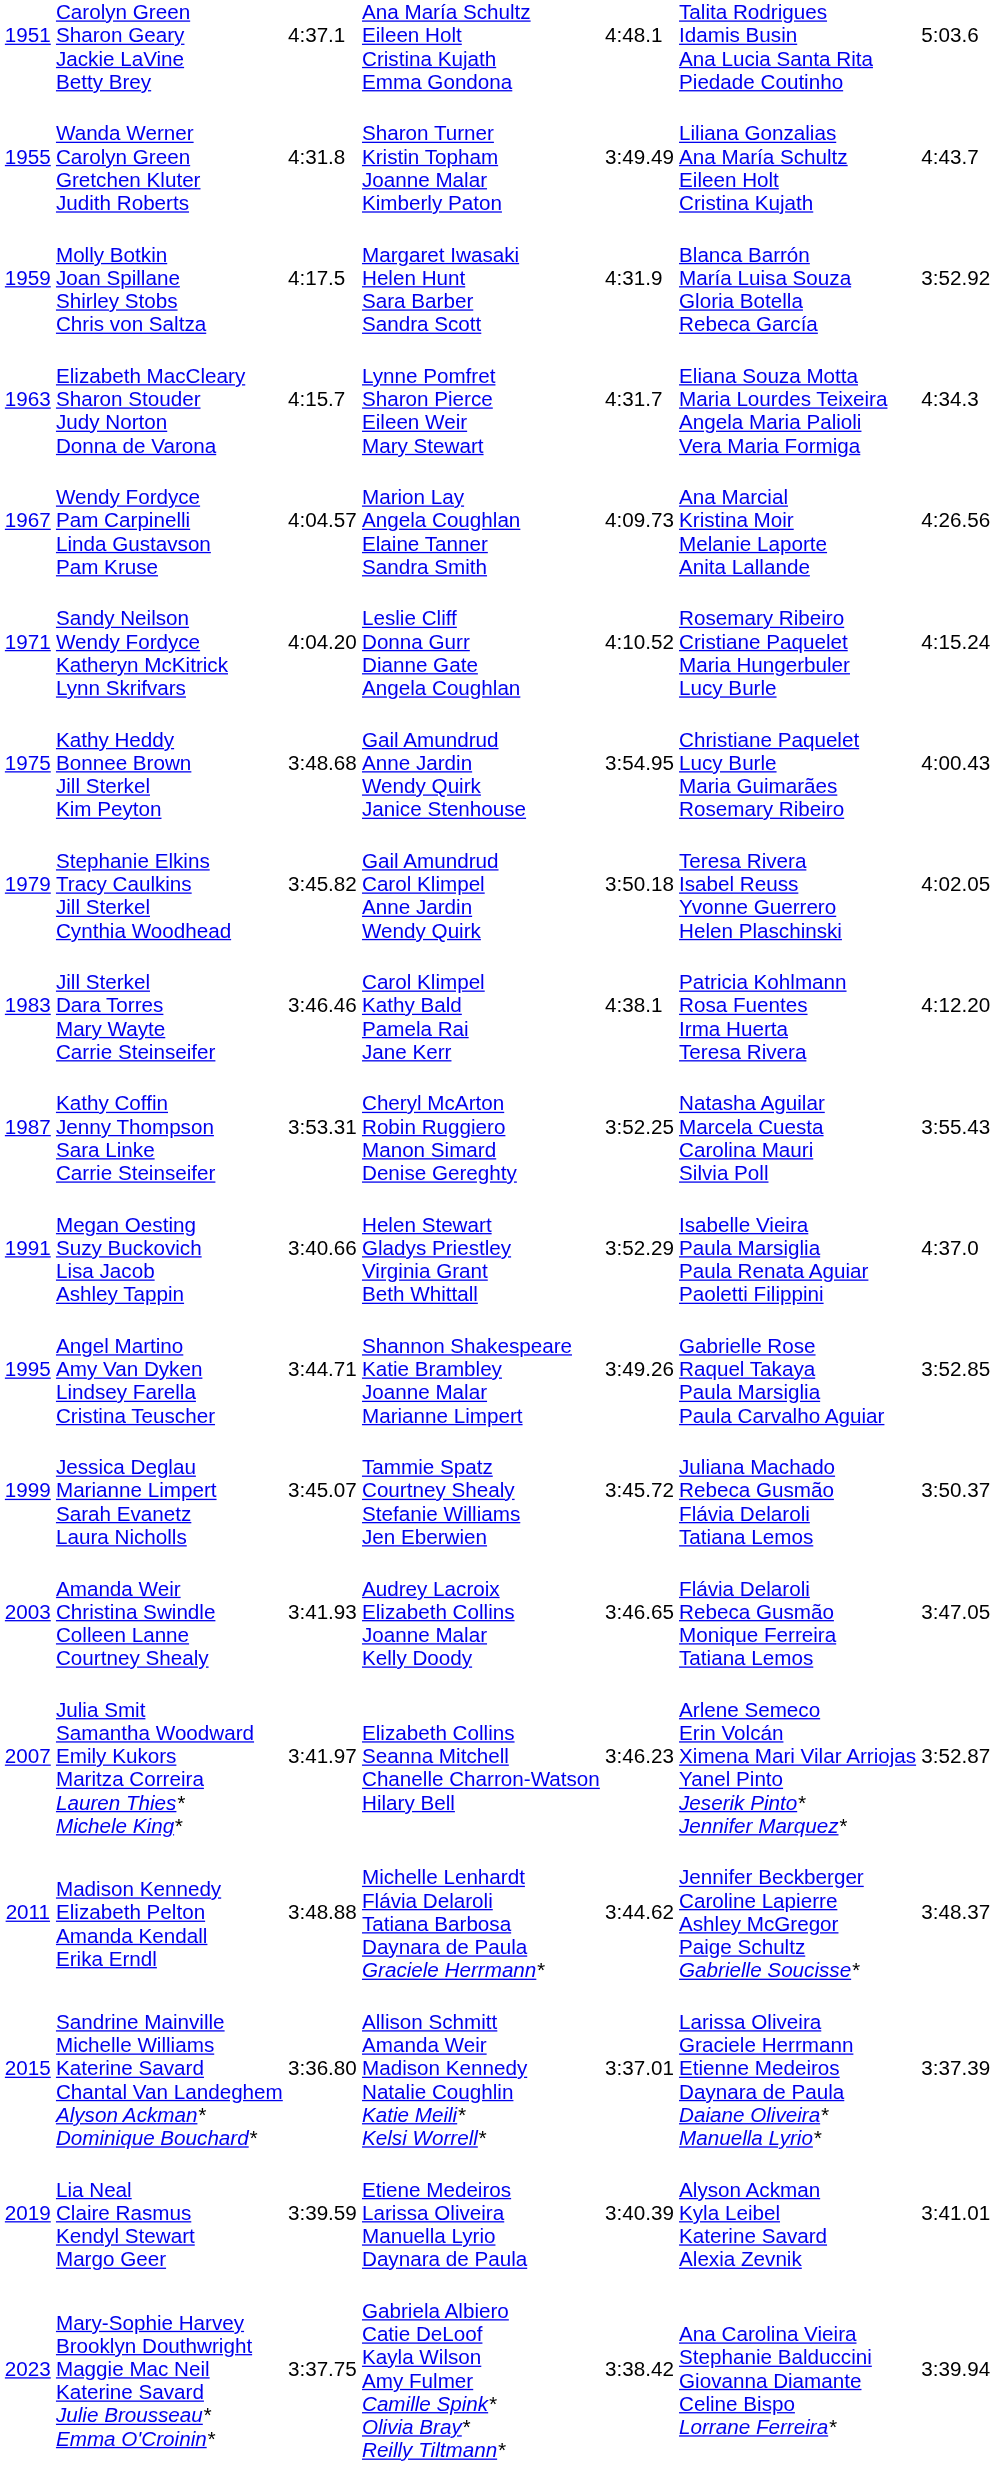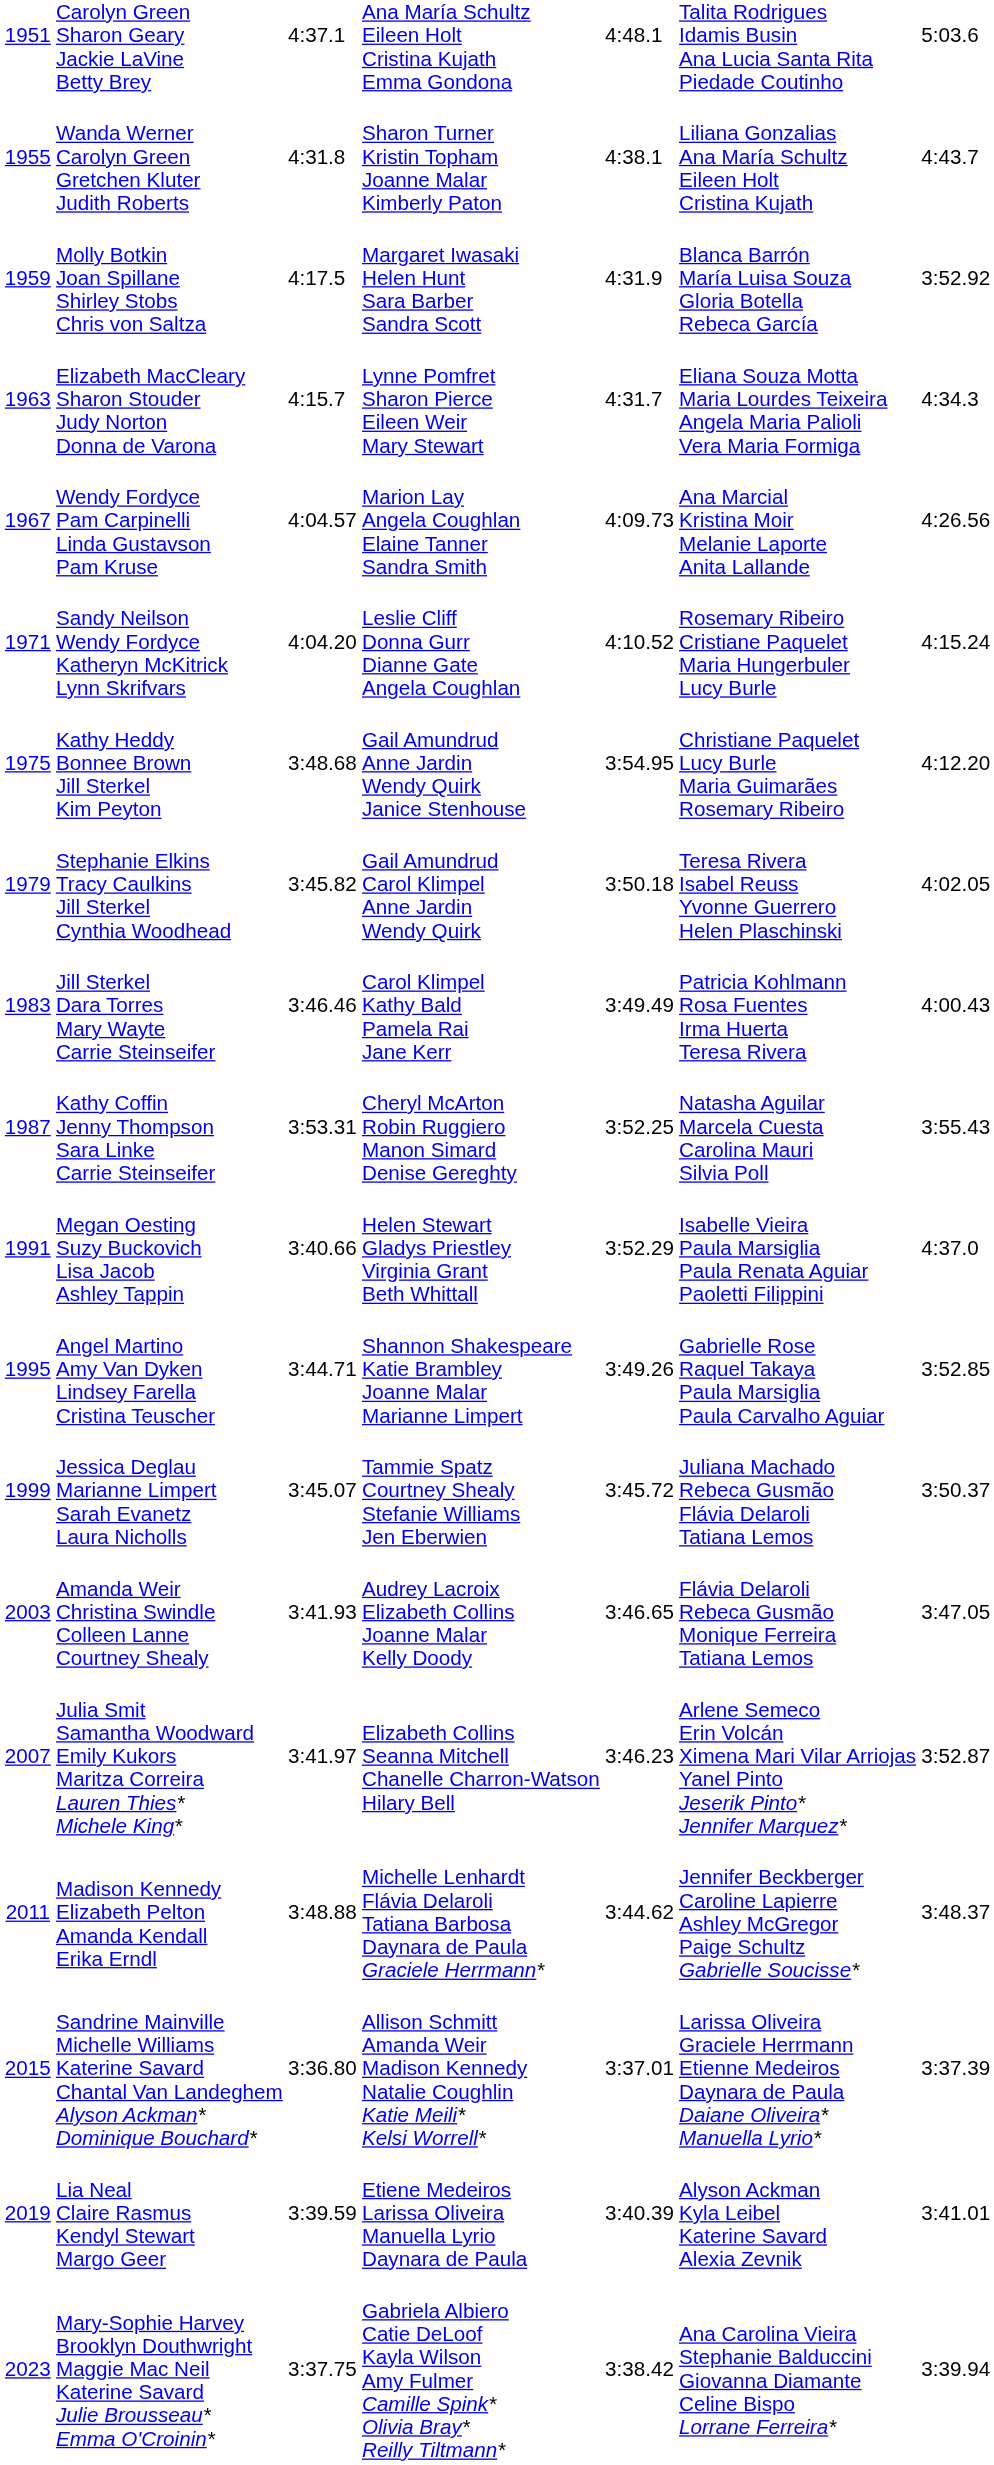(639, 157) 3:49.49 -> (634, 157) 4:38.1
(956, 763) 4:00.43 -> (956, 763) 4:12.20
(634, 1005) 4:38.1 -> (639, 1005) 3:49.49
(956, 1005) 4:12.20 -> (956, 1005) 4:00.43
